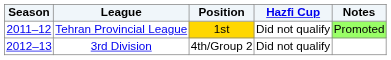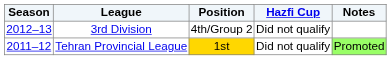rows swapped: (121, 29) <-> (121, 46)
